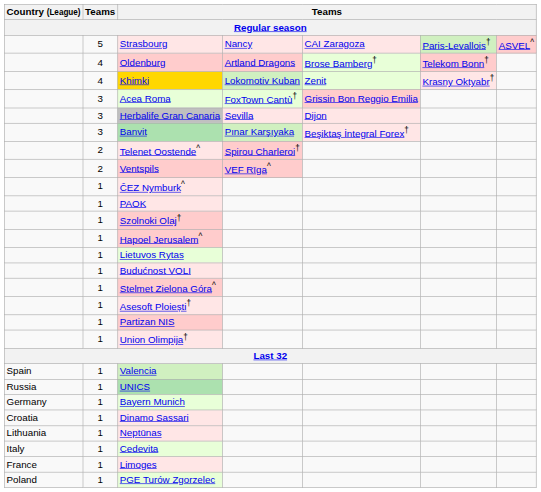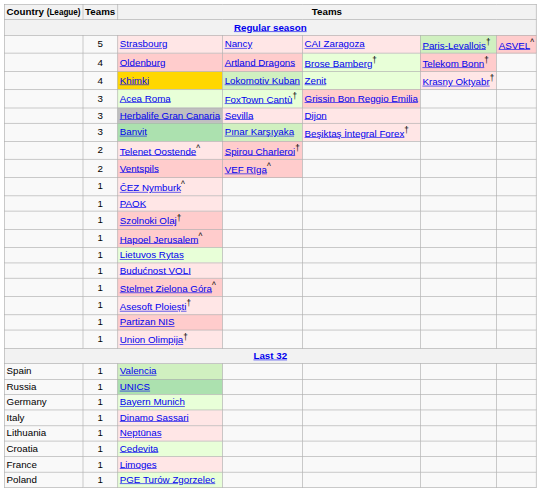(22, 418) Croatia -> (16, 418) Italy
(16, 449) Italy -> (22, 449) Croatia
